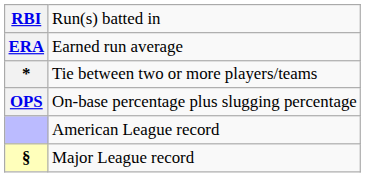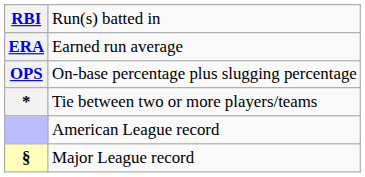rows swapped: (204, 102) <-> (185, 74)
